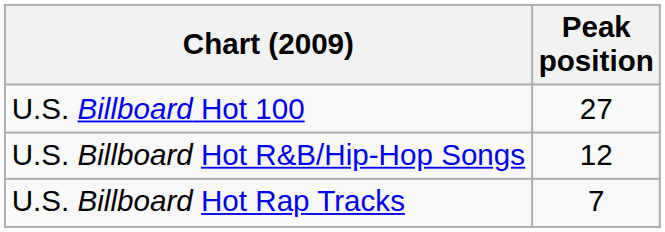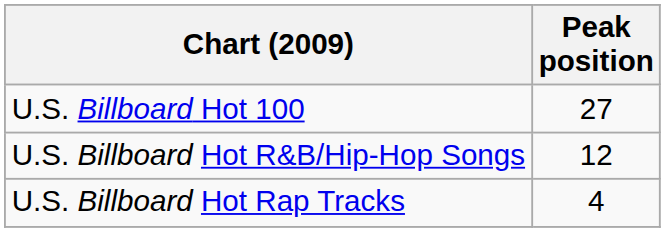(596, 202) 7 -> (596, 202) 4
